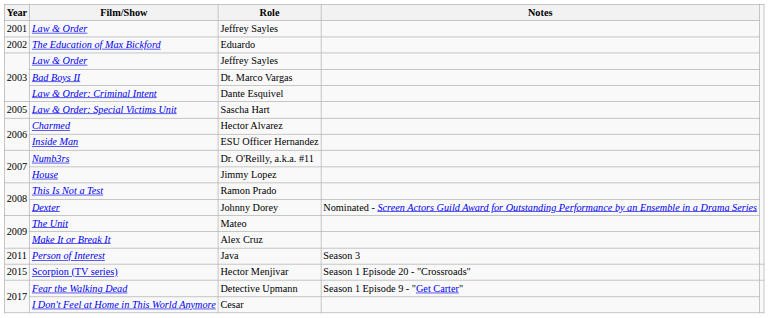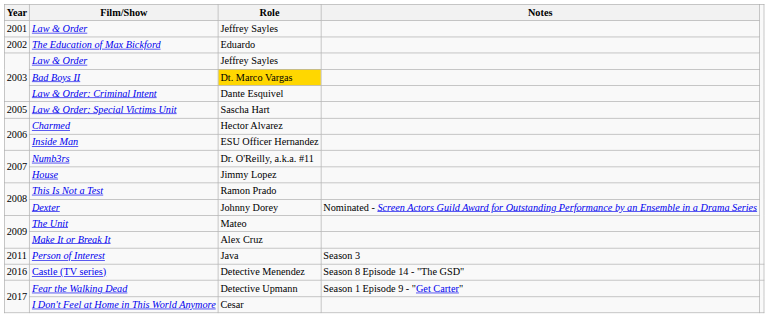(257, 77) no background -> (257, 77) gold background
- row: (17, 272)
+ row: (17, 272)
